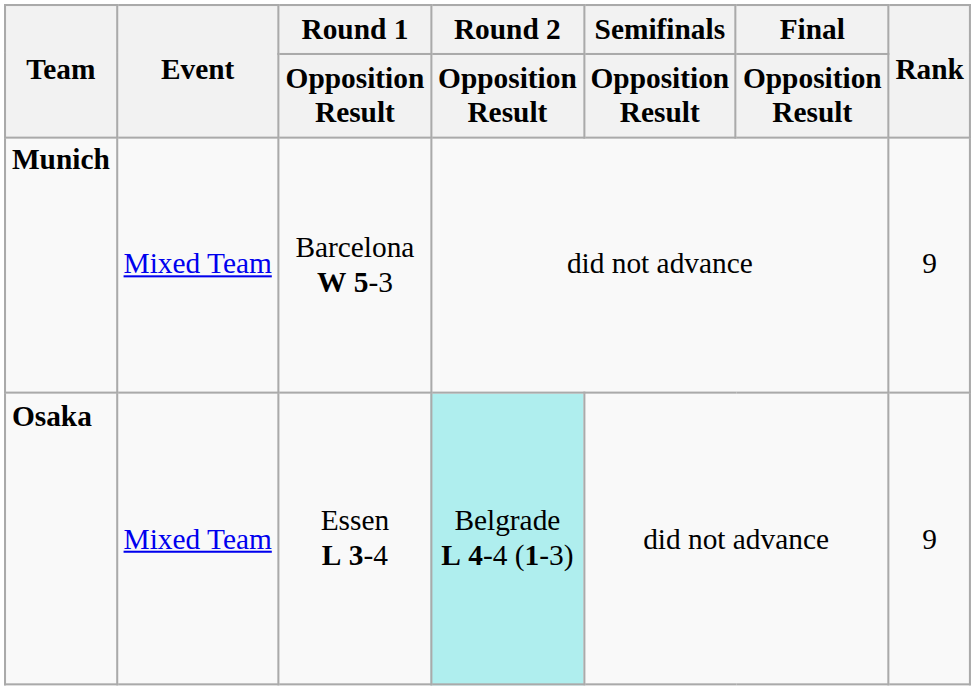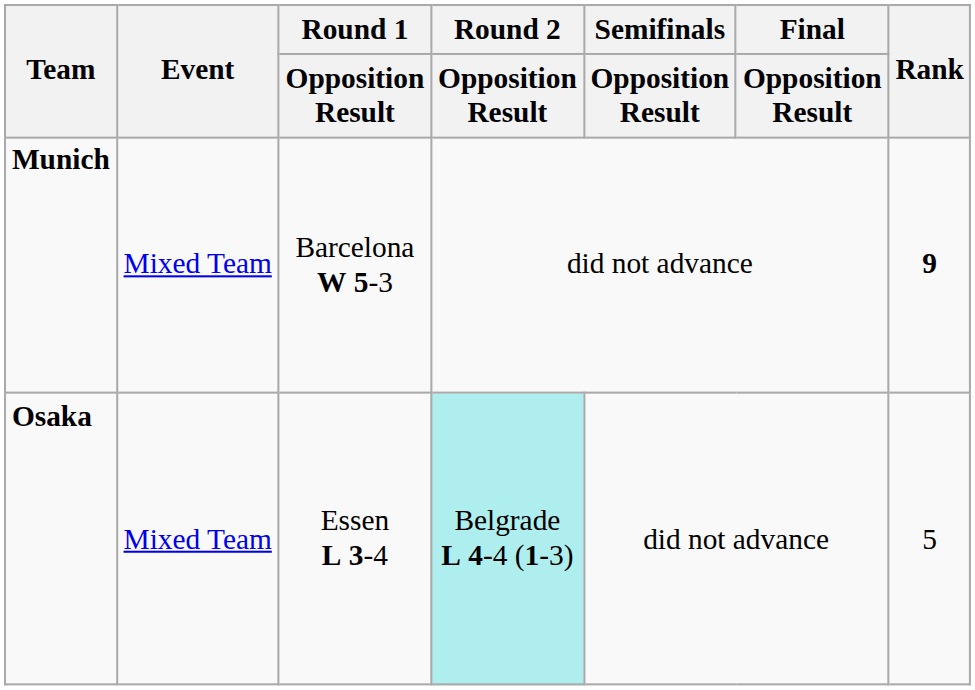(930, 264) normal -> (930, 264) bold
(930, 538) 9 -> (930, 538) 5
